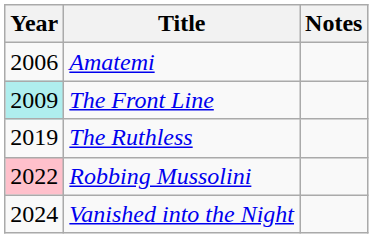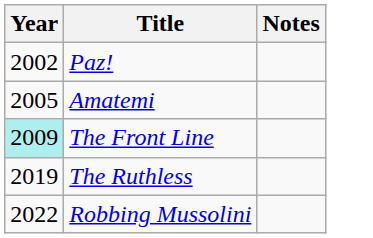+ row: (91, 61)
(34, 61) 2006 -> (34, 99) 2005
(34, 175) pink background -> (34, 213) no background
- row: (182, 213)
